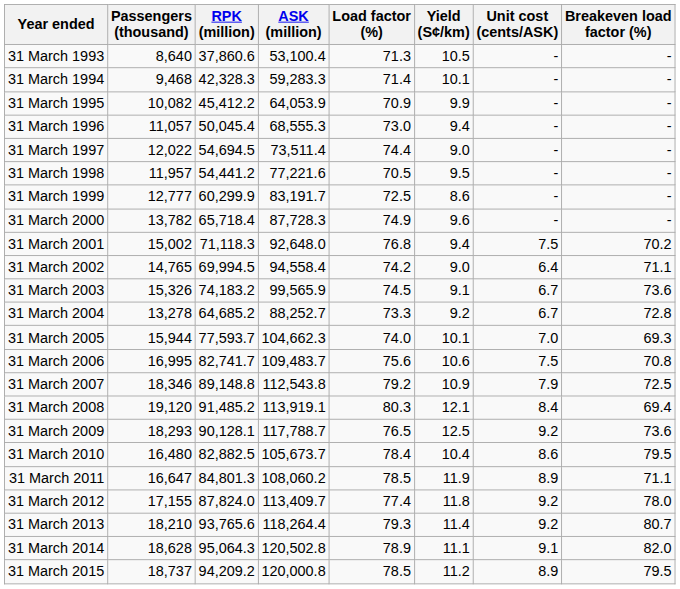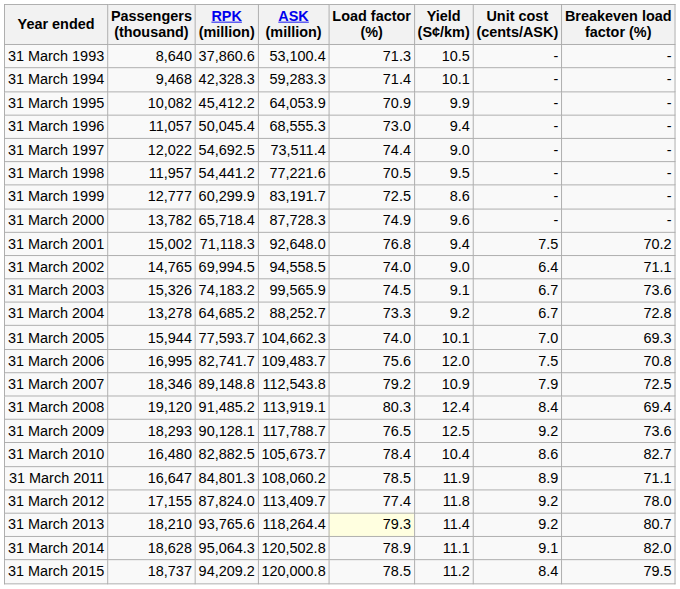(227, 149) 54,694.5 -> (227, 149) 54,692.5
(298, 266) 94,558.4 -> (298, 266) 94,558.5
(397, 266) 74.2 -> (397, 266) 74.0
(456, 360) 10.6 -> (456, 360) 12.0
(456, 407) 12.1 -> (456, 407) 12.4
(658, 454) 79.5 -> (658, 454) 82.7
(397, 524) no background -> (397, 524) lightyellow background
(548, 571) 8.9 -> (548, 571) 8.4
